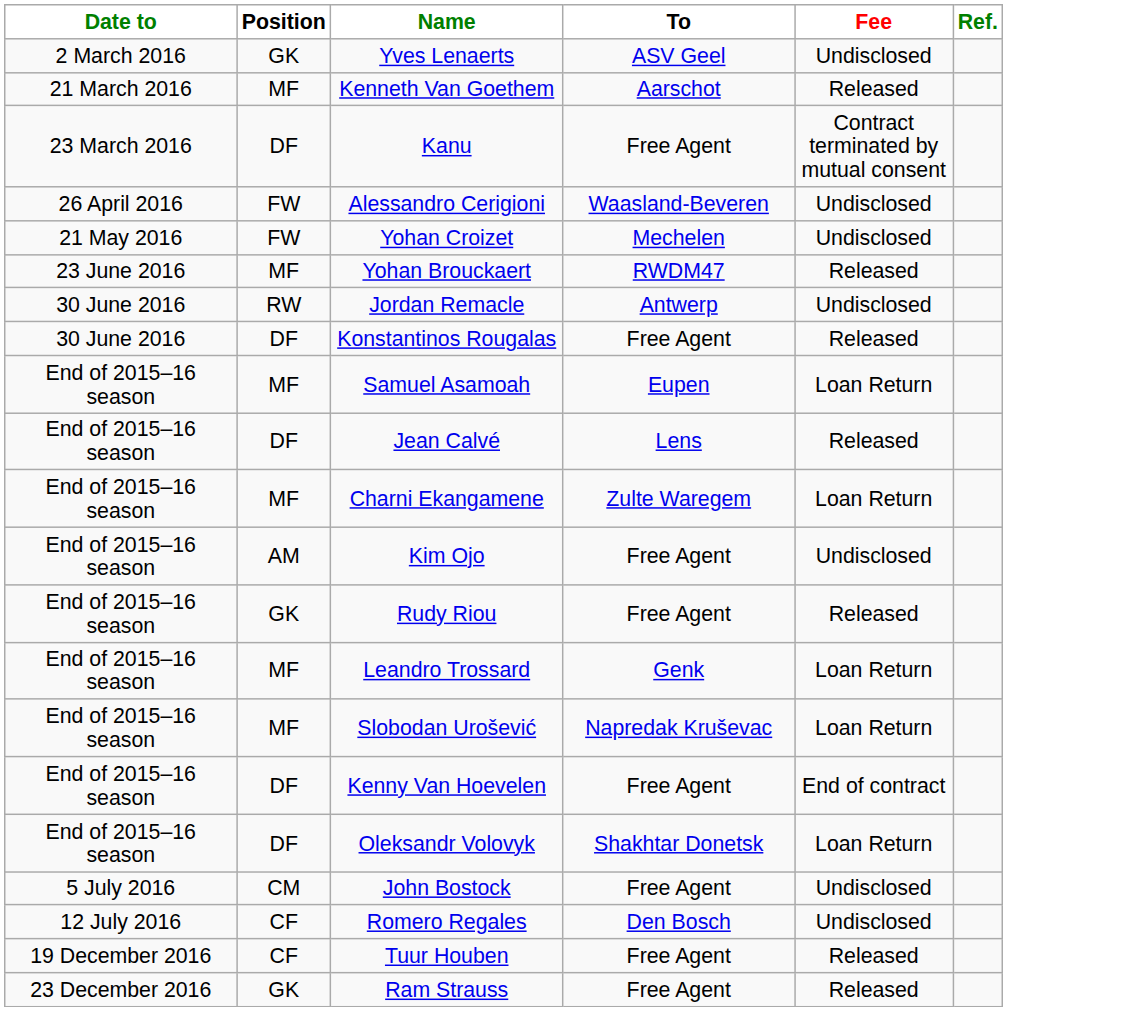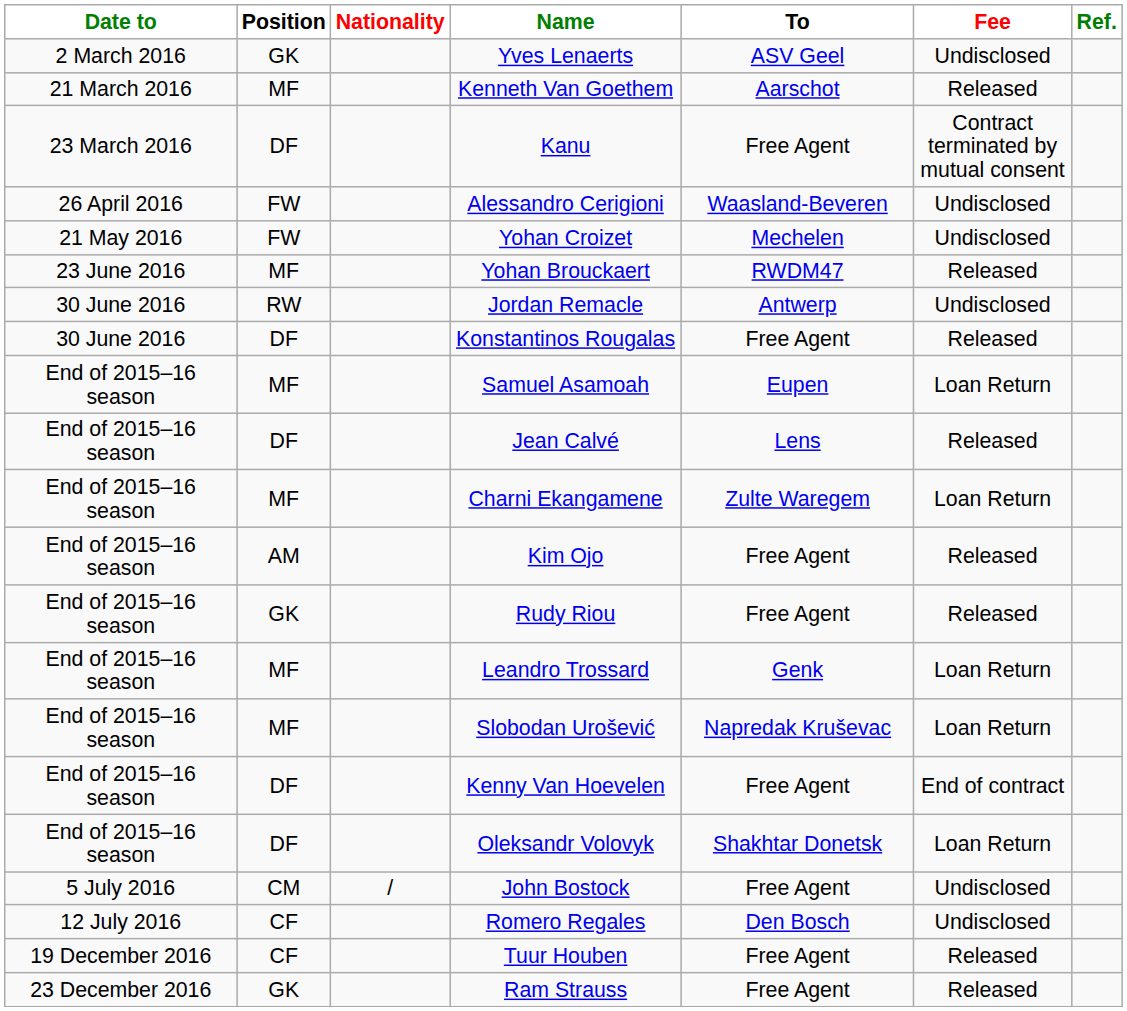+ column: (390, 22)
(874, 556) Undisclosed -> (993, 556) Released
